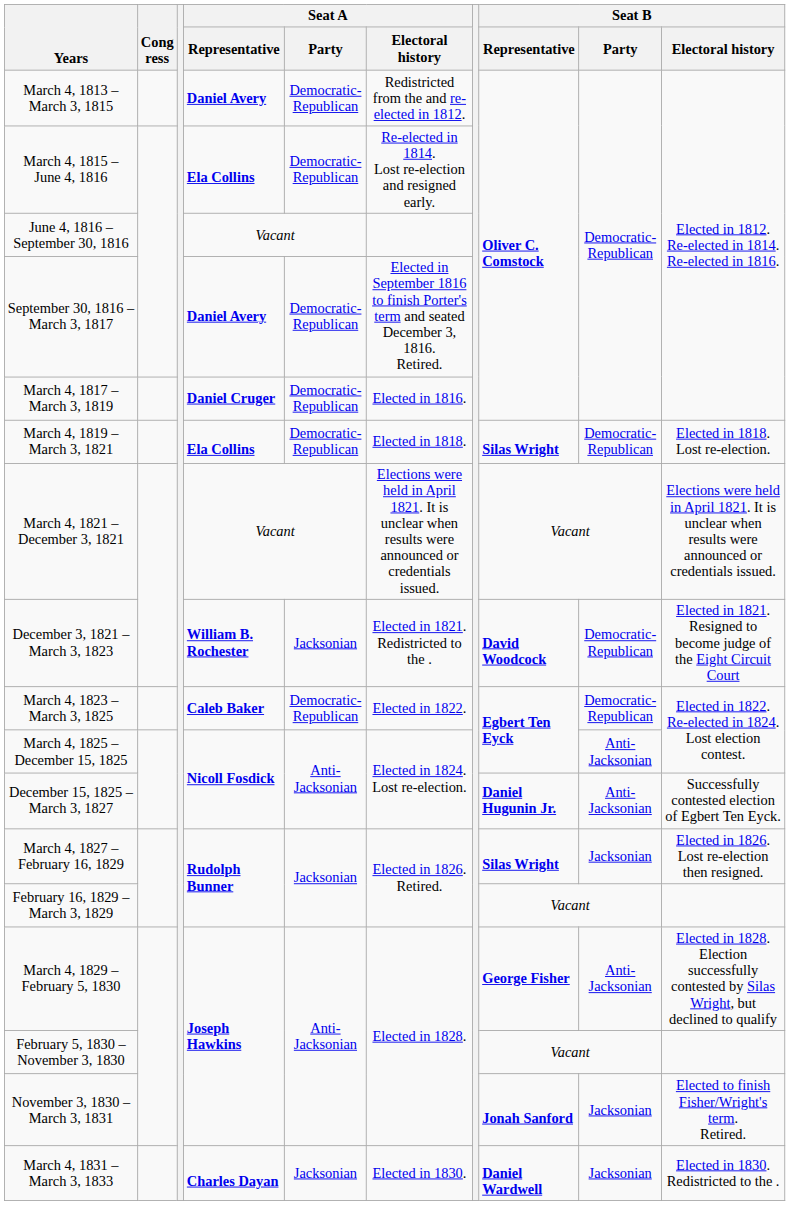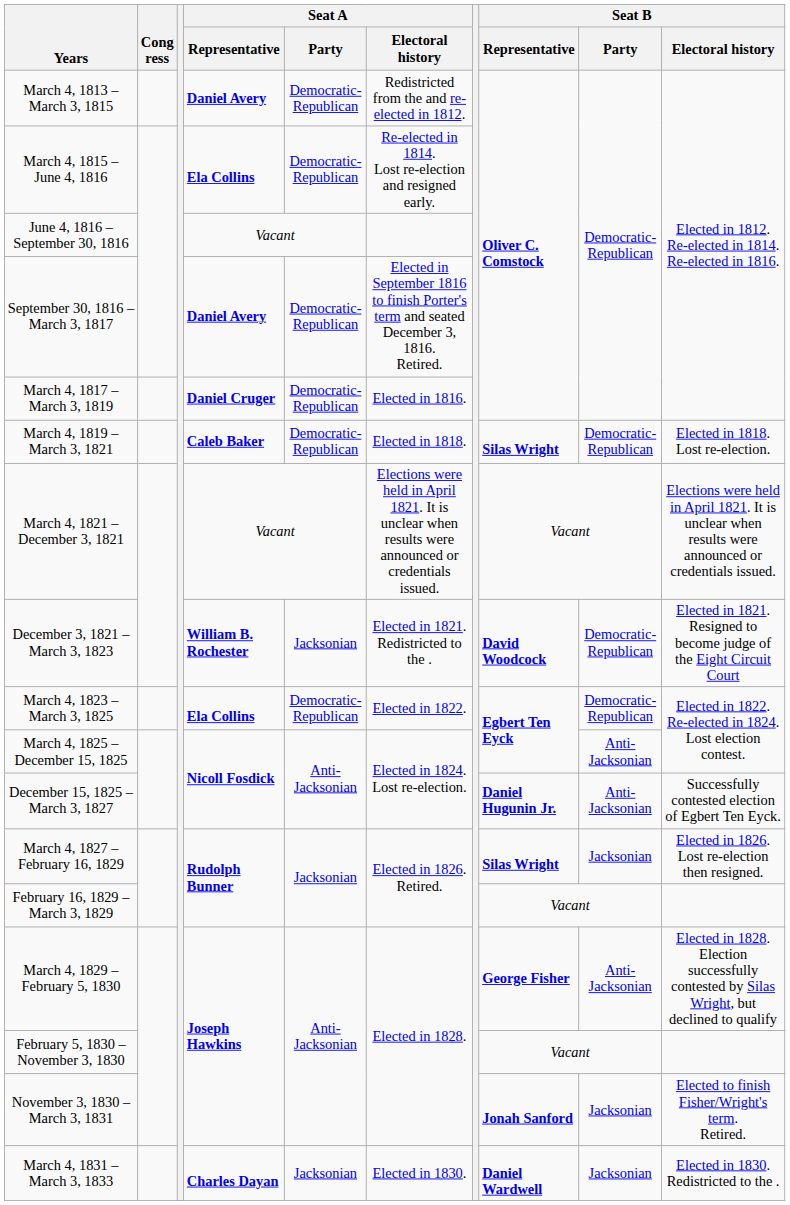(221, 449) Ela Collins -> (225, 441) Caleb Baker
(225, 708) Caleb Baker -> (221, 716) Ela Collins
